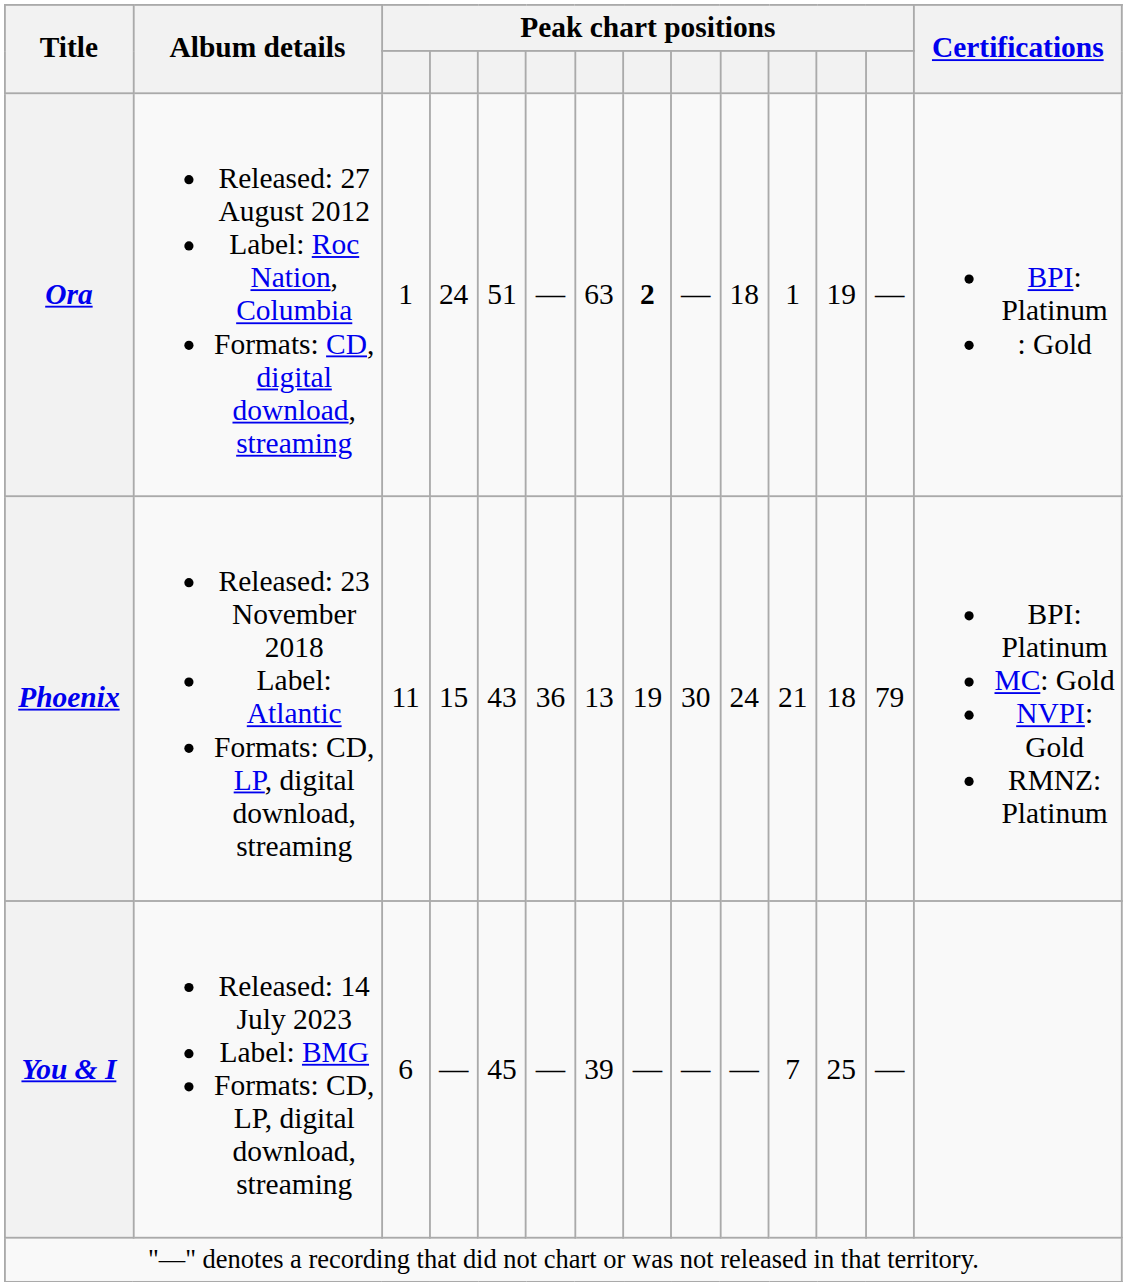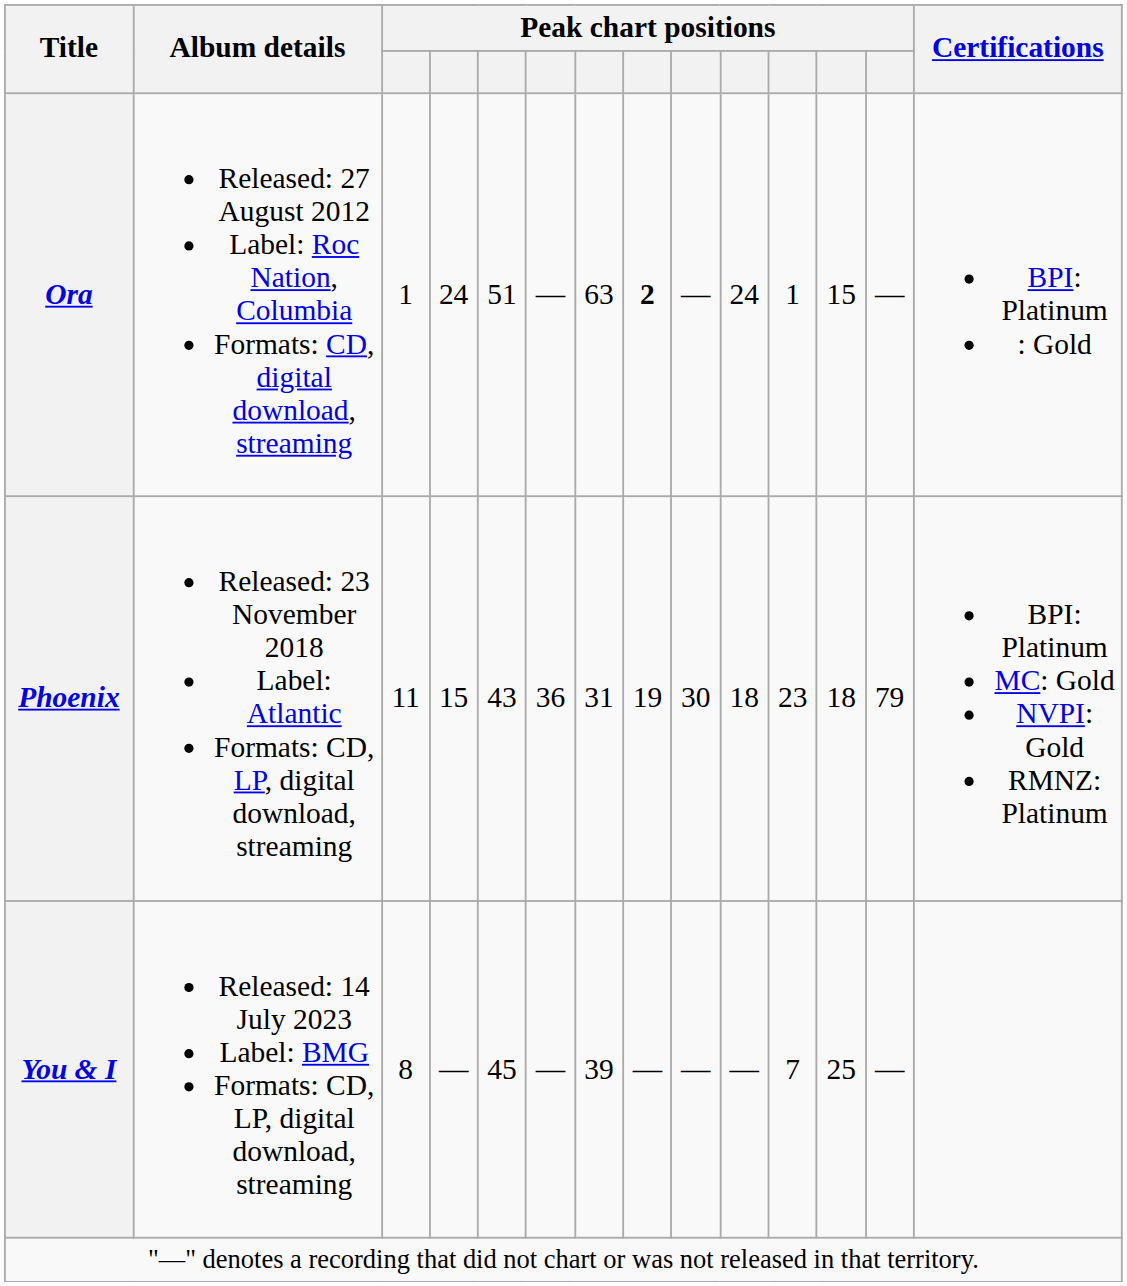(744, 294) 18 -> (744, 294) 24
(841, 294) 19 -> (841, 294) 15
(599, 697) 13 -> (599, 697) 31
(744, 697) 24 -> (744, 697) 18
(793, 697) 21 -> (793, 697) 23
(406, 1068) 6 -> (406, 1068) 8
